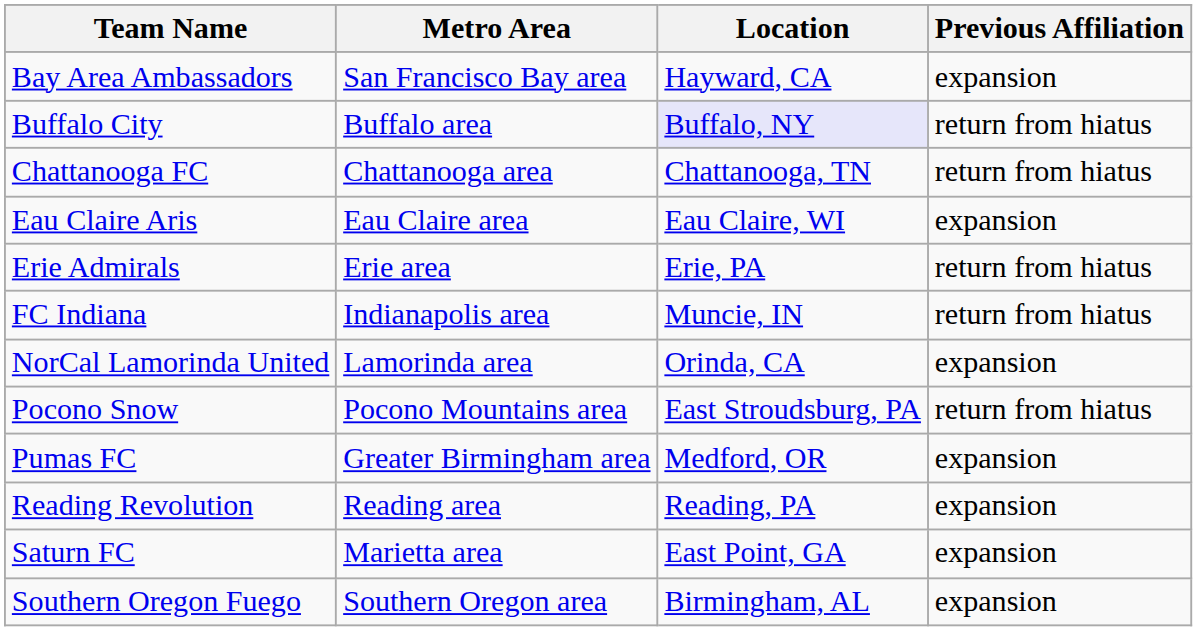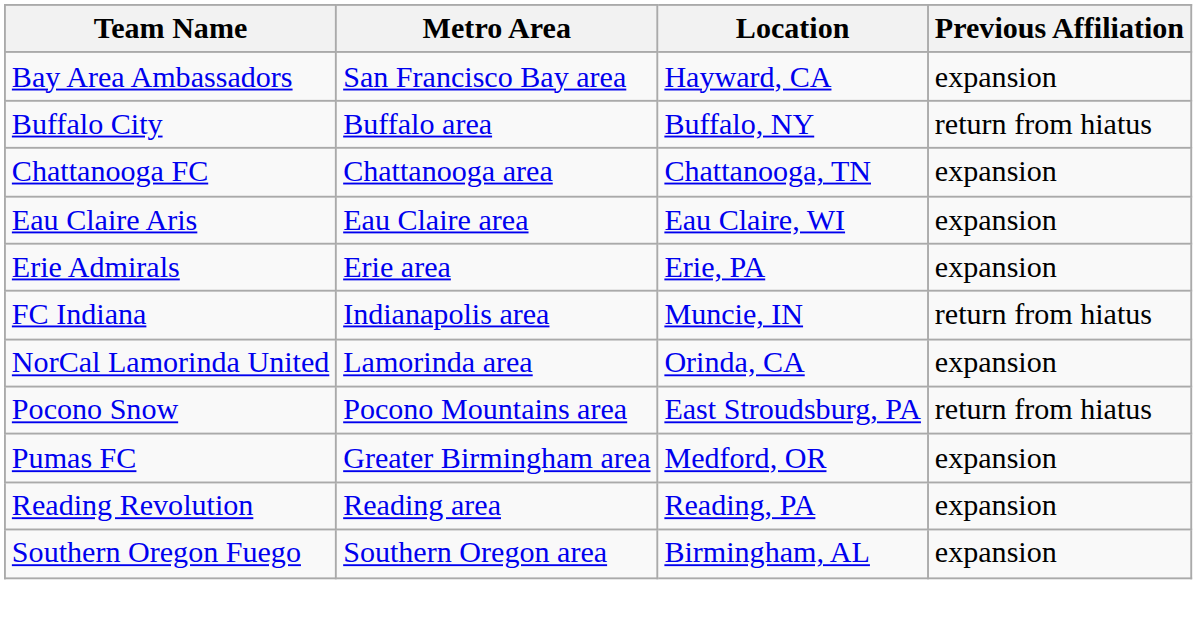(739, 123) lavender background -> (739, 123) no background
(1043, 171) return from hiatus -> (996, 171) expansion
(1043, 266) return from hiatus -> (996, 266) expansion
- row: (73, 553)
